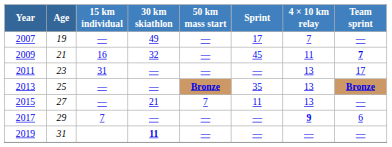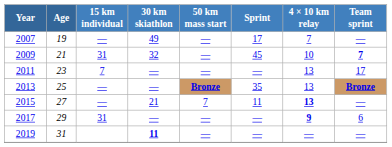(102, 55) 16 -> (102, 55) 31
(309, 55) 11 -> (309, 55) 10
(102, 71) 31 -> (102, 71) 7
(309, 102) normal -> (309, 102) bold
(102, 118) 7 -> (102, 118) 31
